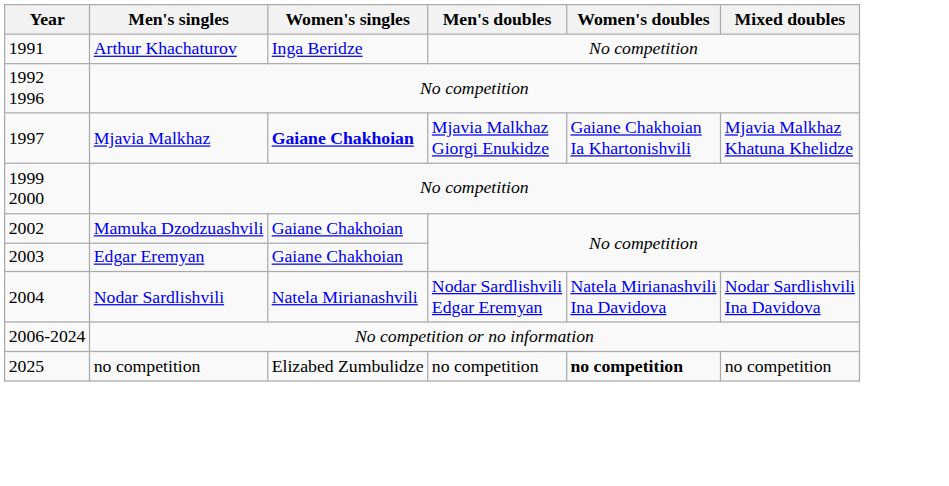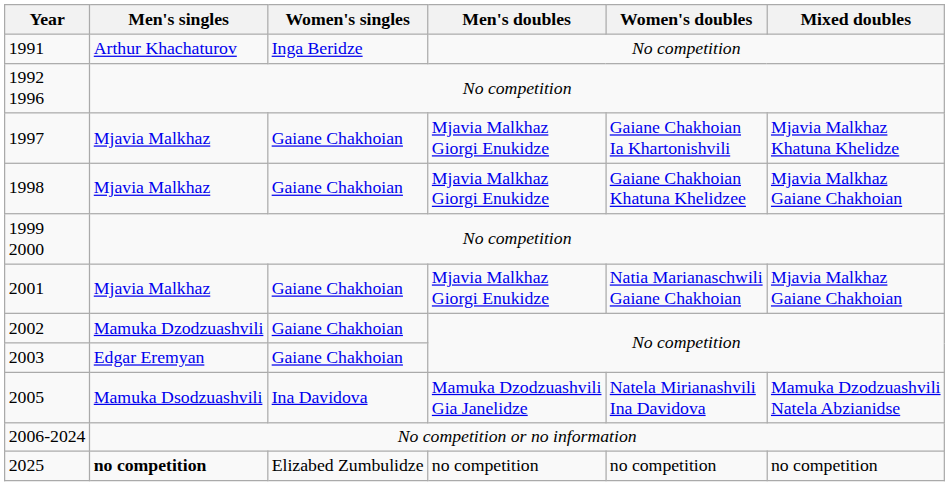(343, 138) bold -> (337, 138) normal
+ row: (26, 188)
+ row: (26, 288)
- row: (26, 297)
+ row: (26, 397)
(147, 366) normal -> (150, 466) bold
(627, 366) bold -> (663, 466) normal
